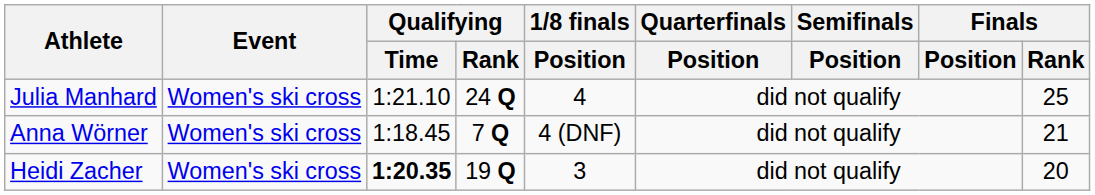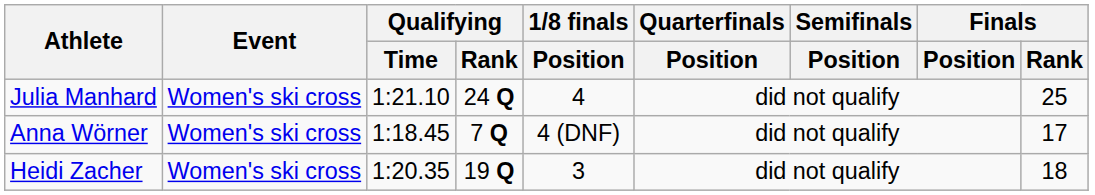(1056, 134) 21 -> (1055, 134) 17
(412, 171) bold -> (411, 171) normal
(1056, 171) 20 -> (1055, 171) 18
